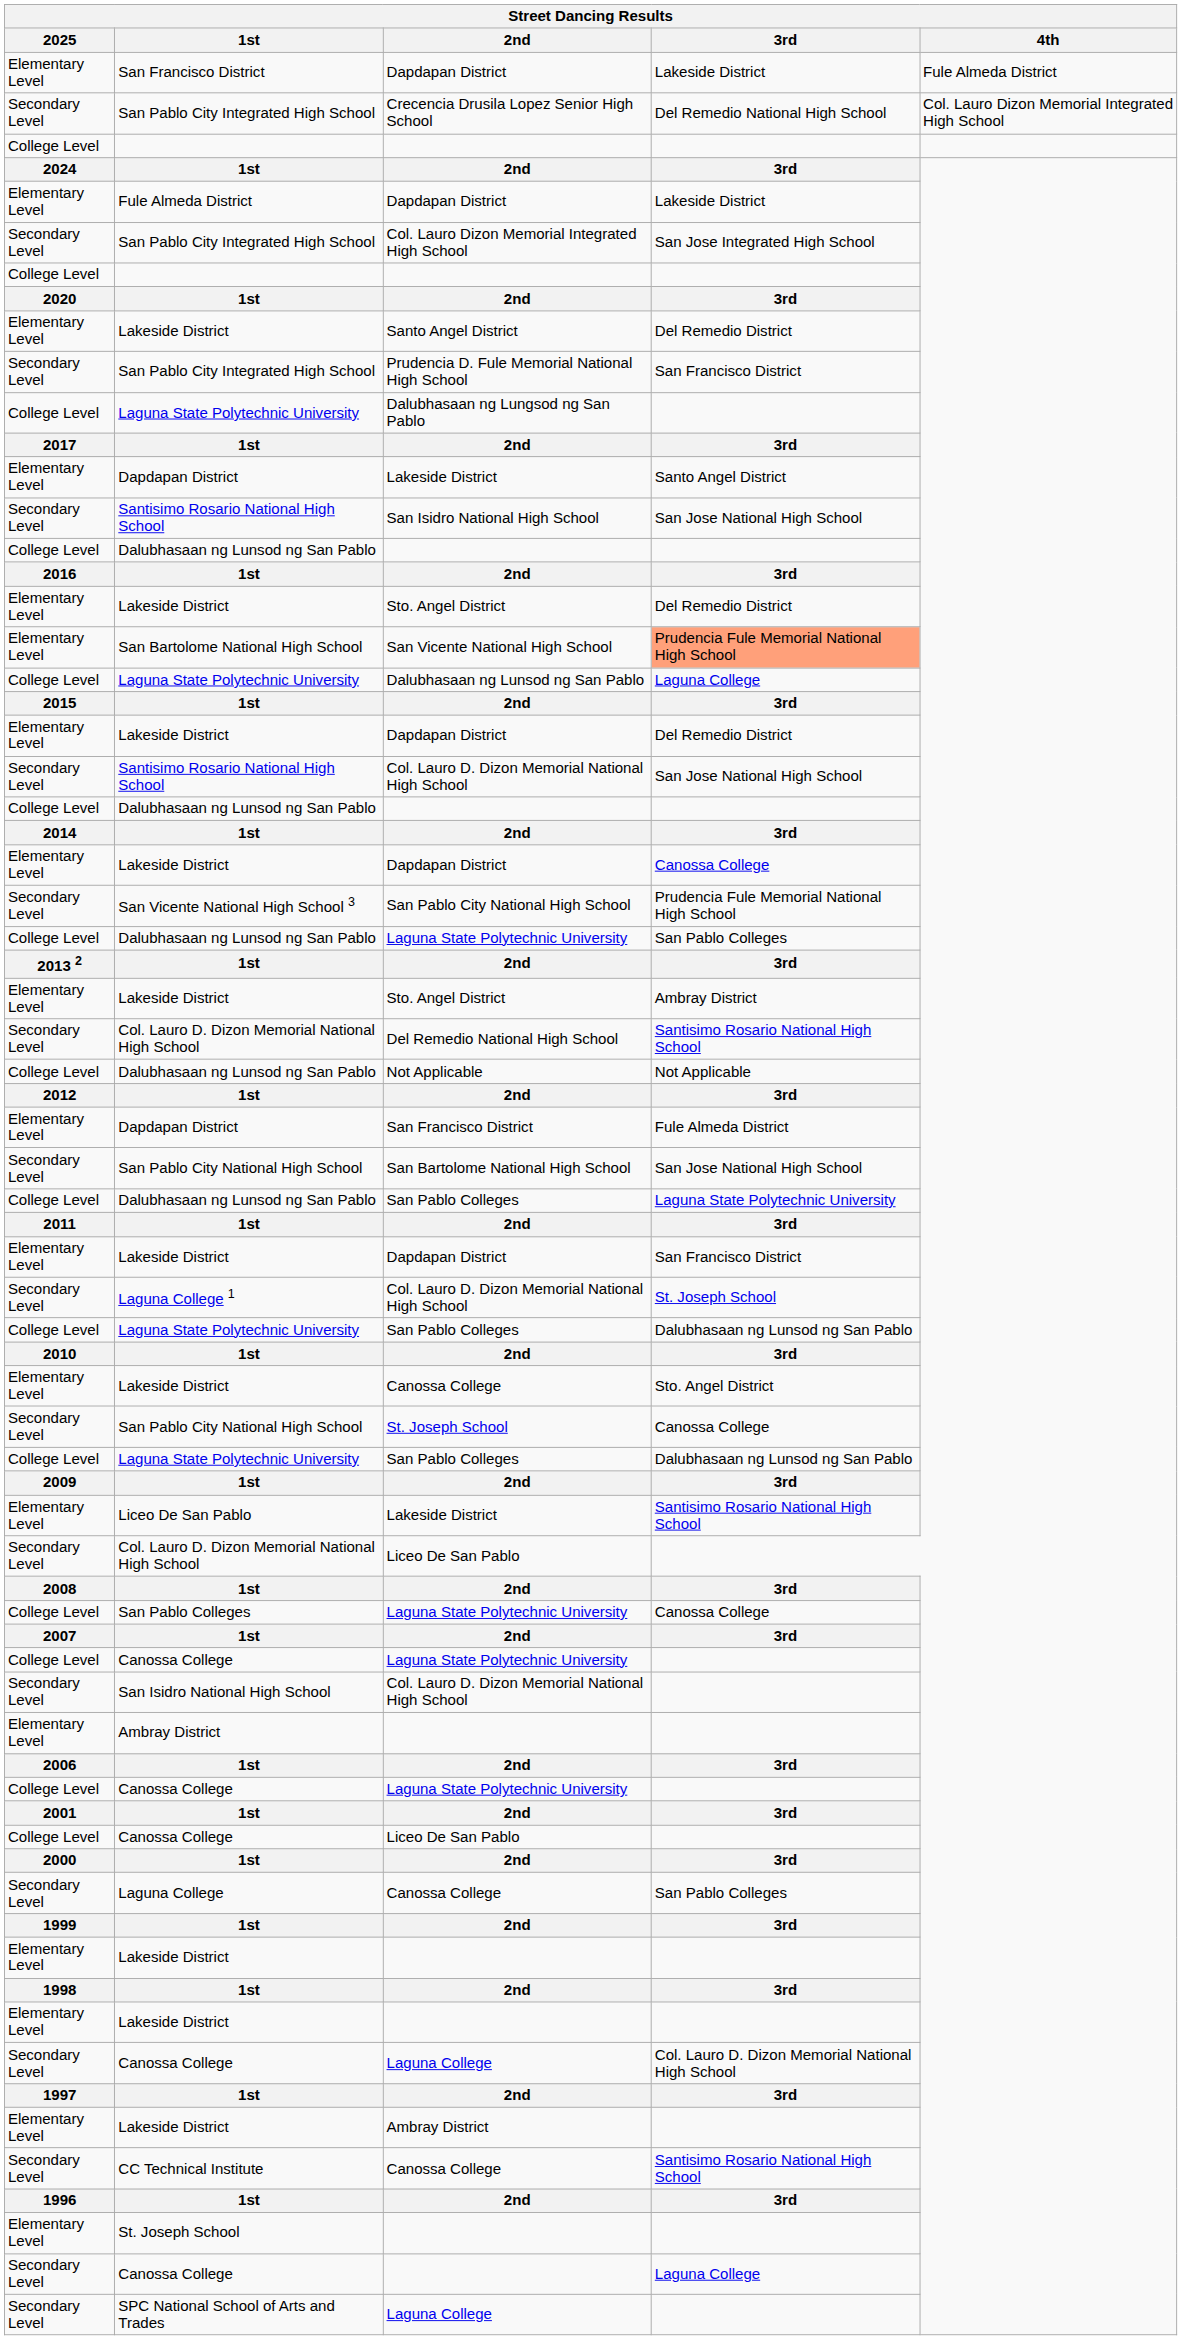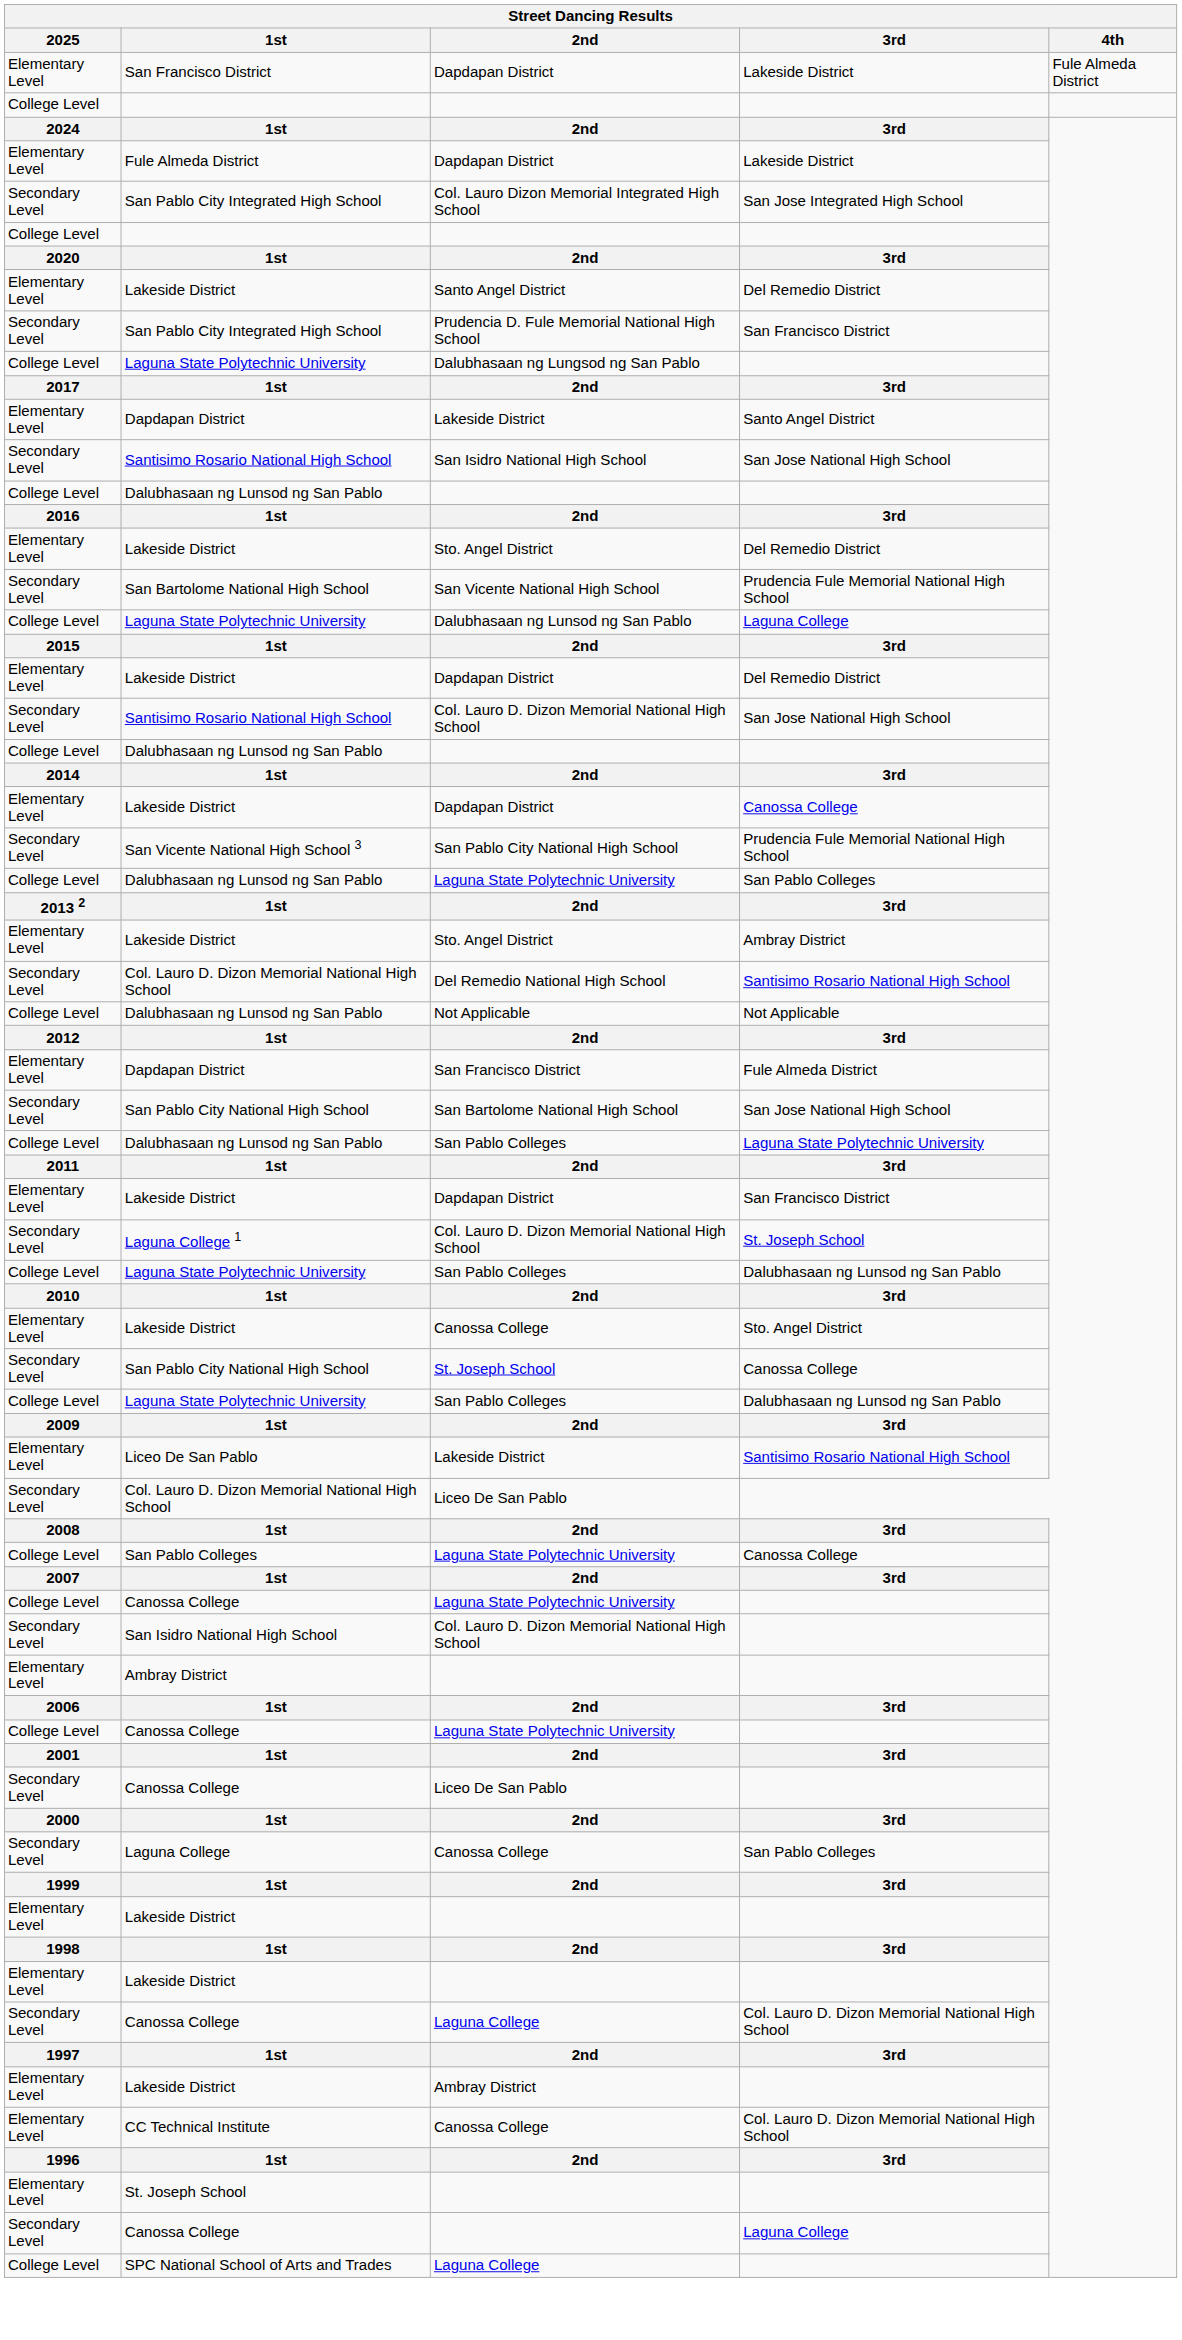- row: (247, 113)
(46, 647) Elementary Level -> (44, 589) Secondary Level
(768, 647) lightsalmon background -> (874, 589) no background
(54, 1836) College Level -> (44, 1787) Secondary Level
(44, 2168) Secondary Level -> (46, 2127) Elementary Level
(763, 2168) Santisimo Rosario National High School -> (889, 2127) Col. Lauro D. Dizon Memorial National High School
(44, 2314) Secondary Level -> (54, 2265) College Level
